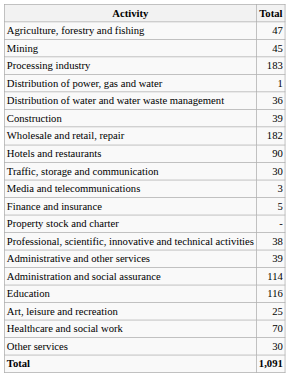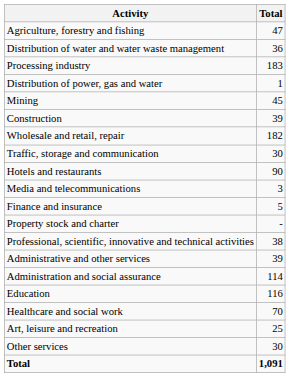rows swapped: (22, 48) <-> (115, 101)
rows swapped: (83, 171) <-> (54, 153)
rows swapped: (65, 329) <-> (62, 311)
